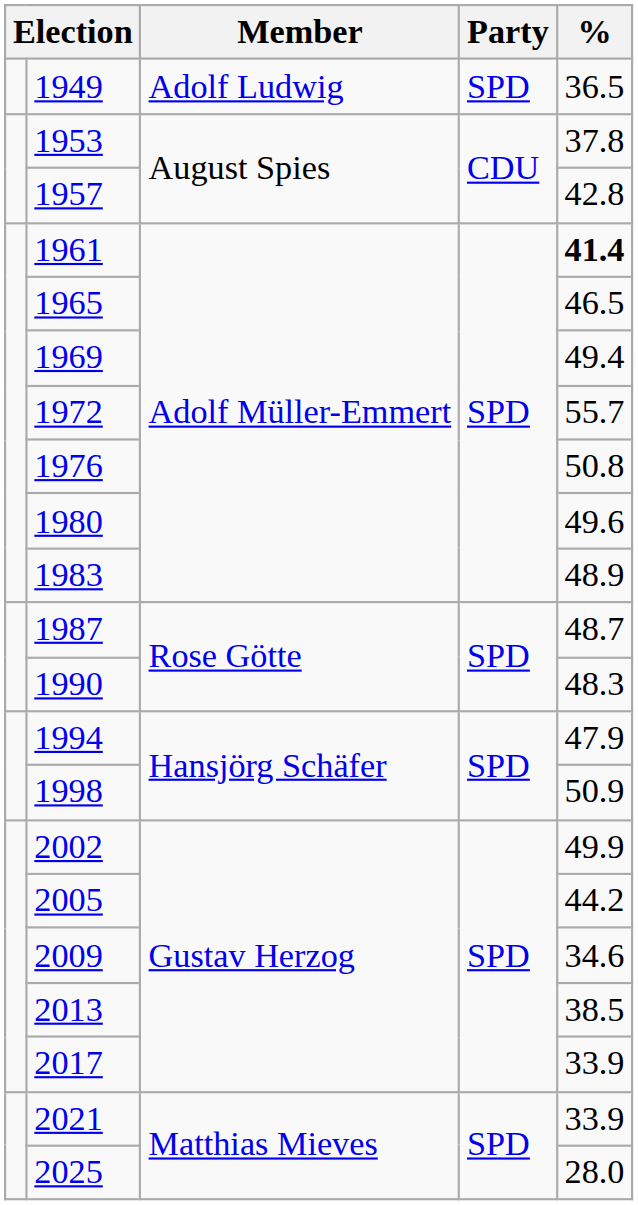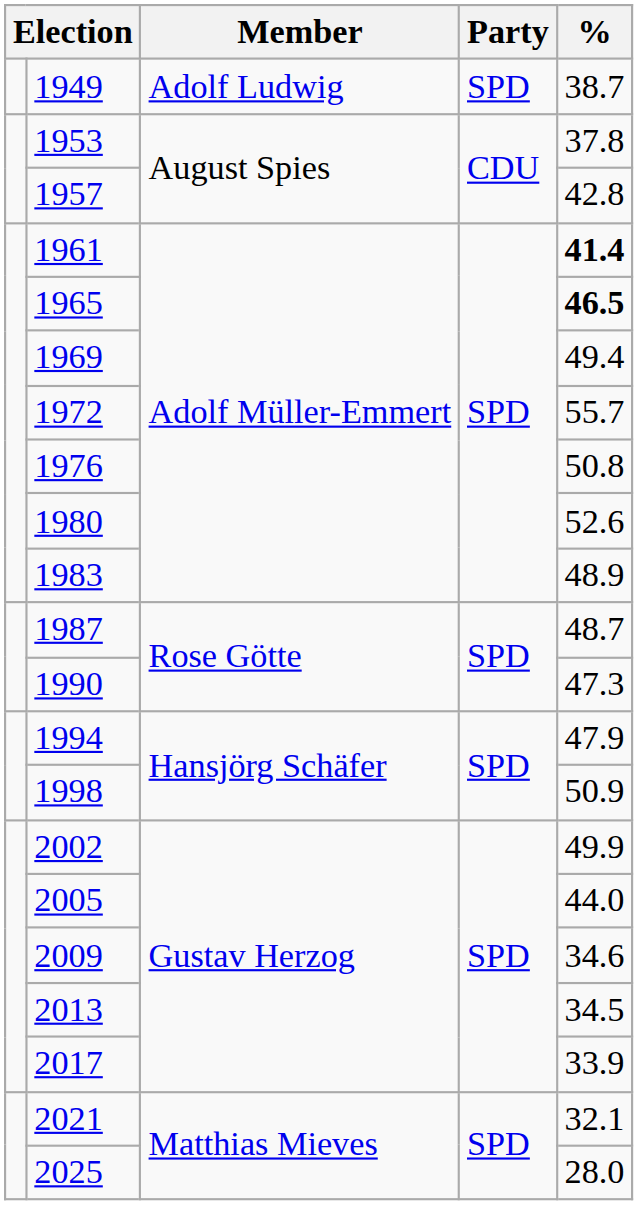(595, 85) 36.5 -> (595, 85) 38.7
(595, 303) normal -> (595, 303) bold
(595, 520) 49.6 -> (595, 520) 52.6
(595, 683) 48.3 -> (595, 683) 47.3
(595, 900) 44.2 -> (595, 900) 44.0
(595, 1009) 38.5 -> (595, 1009) 34.5
(595, 1117) 33.9 -> (595, 1117) 32.1
